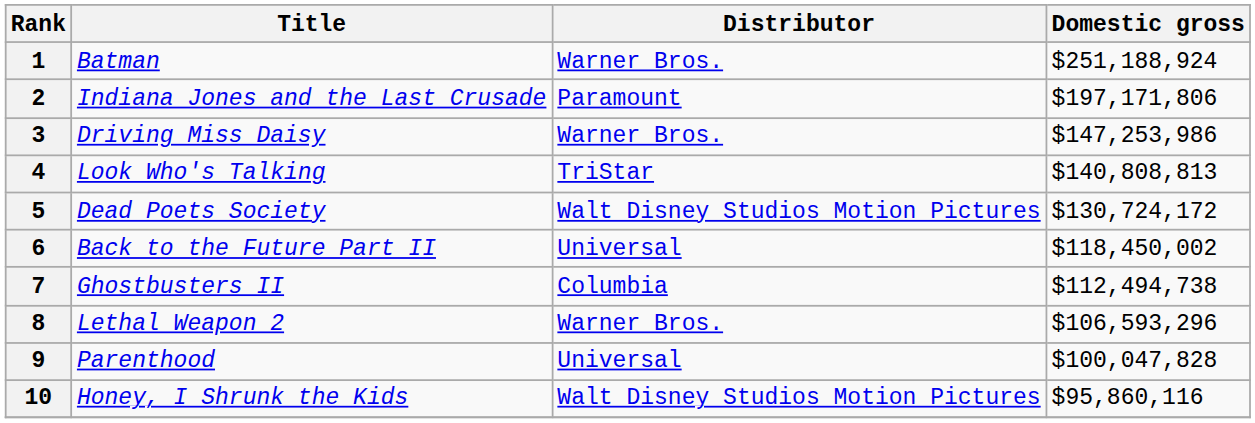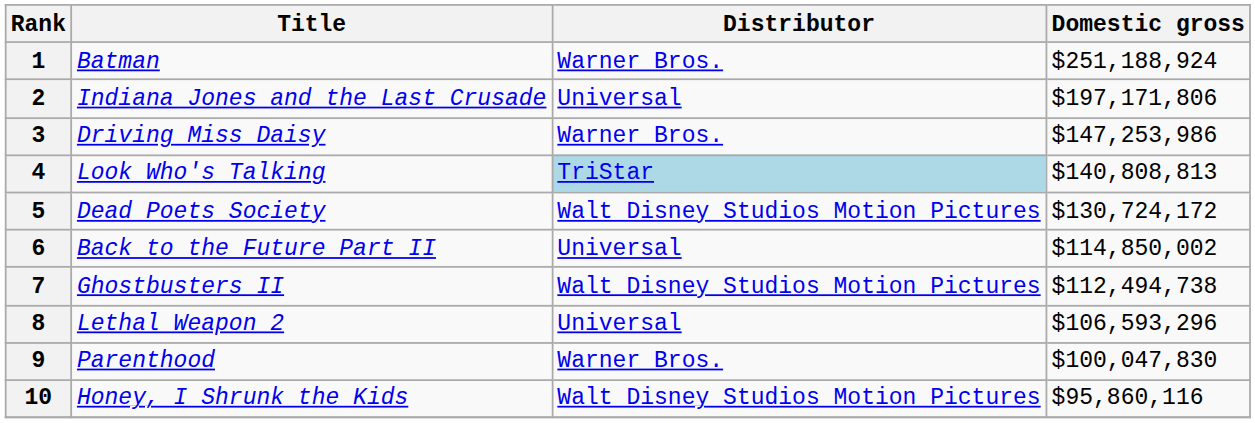(620, 99) Paramount -> (620, 99) Universal
(606, 174) no background -> (606, 174) lightblue background
(1134, 249) $118,450,002 -> (1134, 249) $114,850,002
(613, 286) Columbia -> (799, 286) Walt Disney Studios Motion Pictures
(640, 324) Warner Bros. -> (620, 324) Universal
(620, 361) Universal -> (640, 361) Warner Bros.
(1134, 361) $100,047,828 -> (1134, 361) $100,047,830
